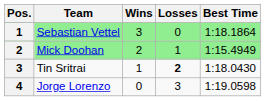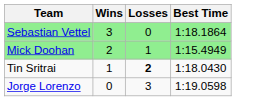- column: (19, 13)
